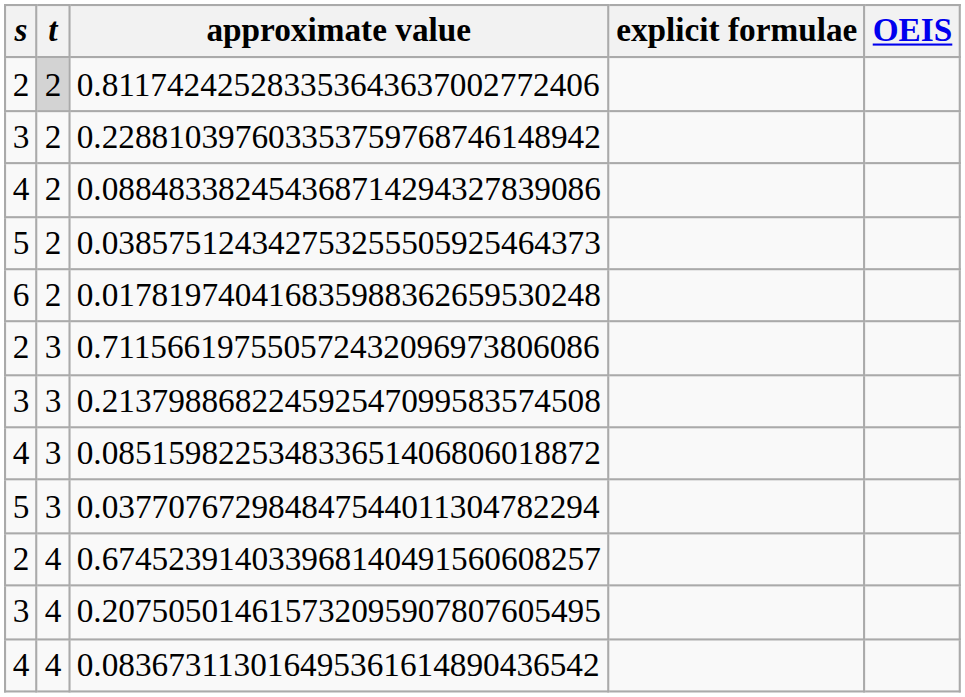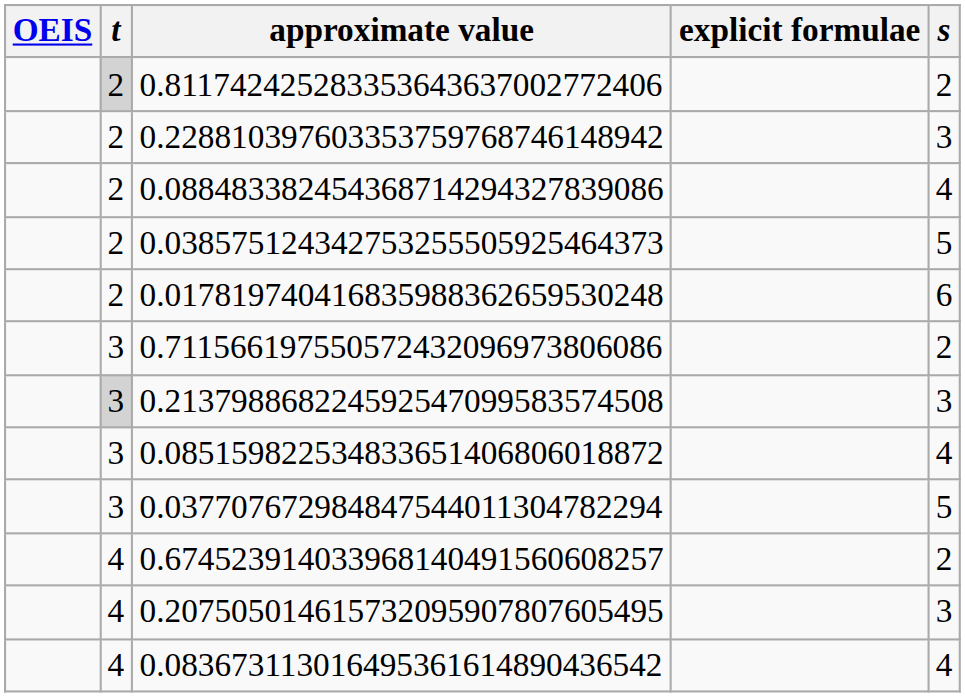columns swapped: (21, 30) <-> (913, 30)
(53, 400) no background -> (116, 400) lightgrey background
